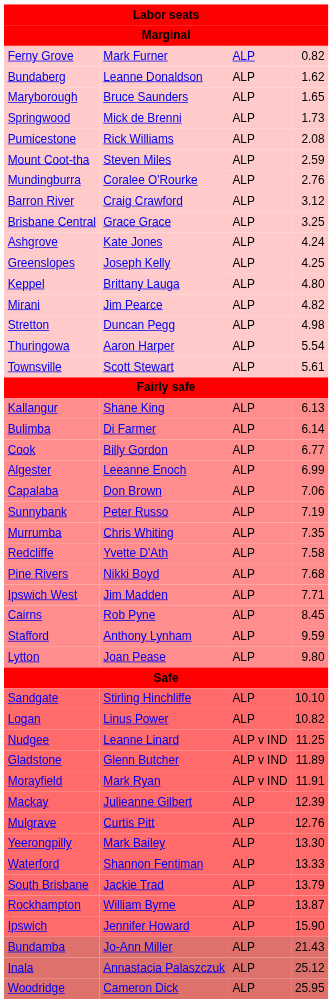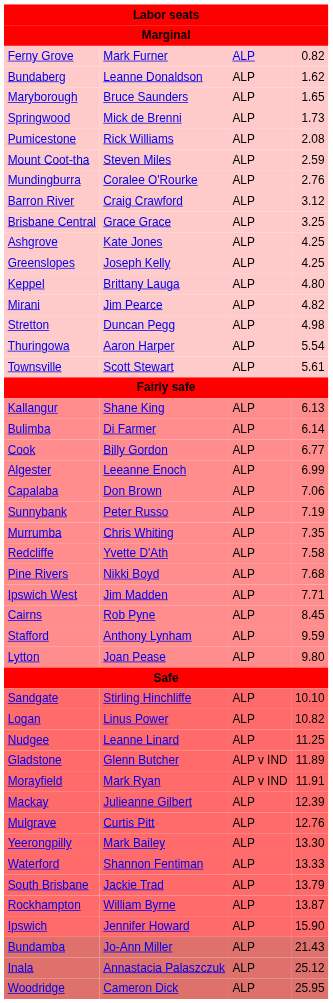(313, 243) 4.24 -> (313, 243) 4.25
(260, 740) ALP v IND -> (244, 740) ALP
